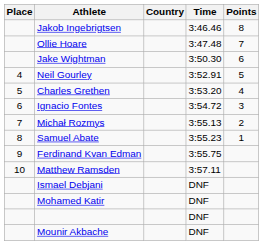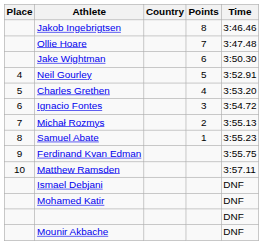columns swapped: (205, 12) <-> (241, 12)
